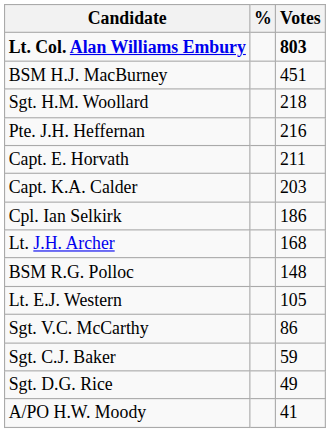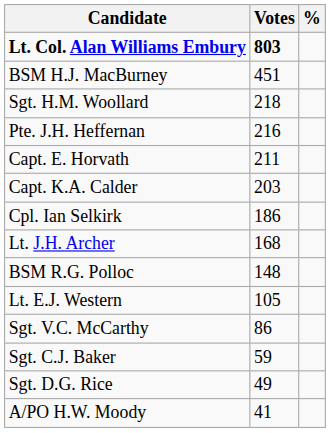columns swapped: (300, 18) <-> (263, 18)
